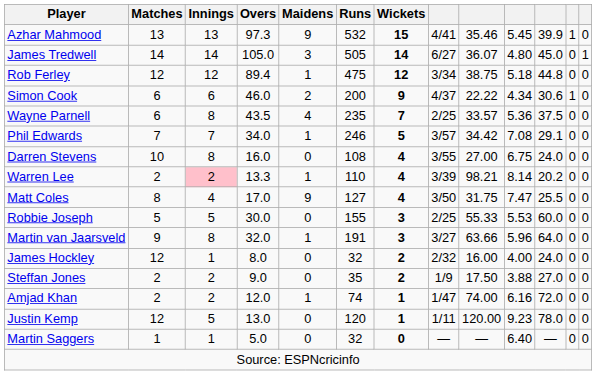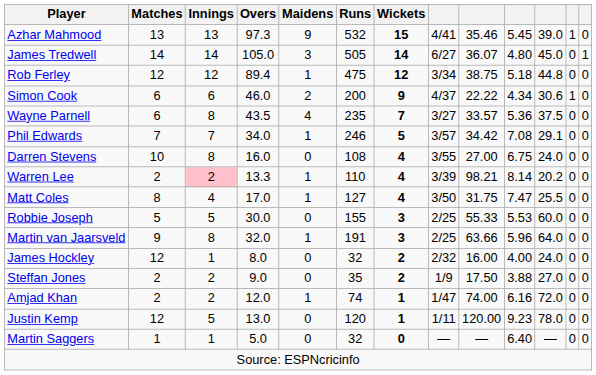(550, 34) 39.9 -> (550, 34) 39.0
(444, 116) 2/25 -> (444, 116) 3/27
(308, 197) 9 -> (308, 197) 1
(444, 237) 3/27 -> (444, 237) 2/25
